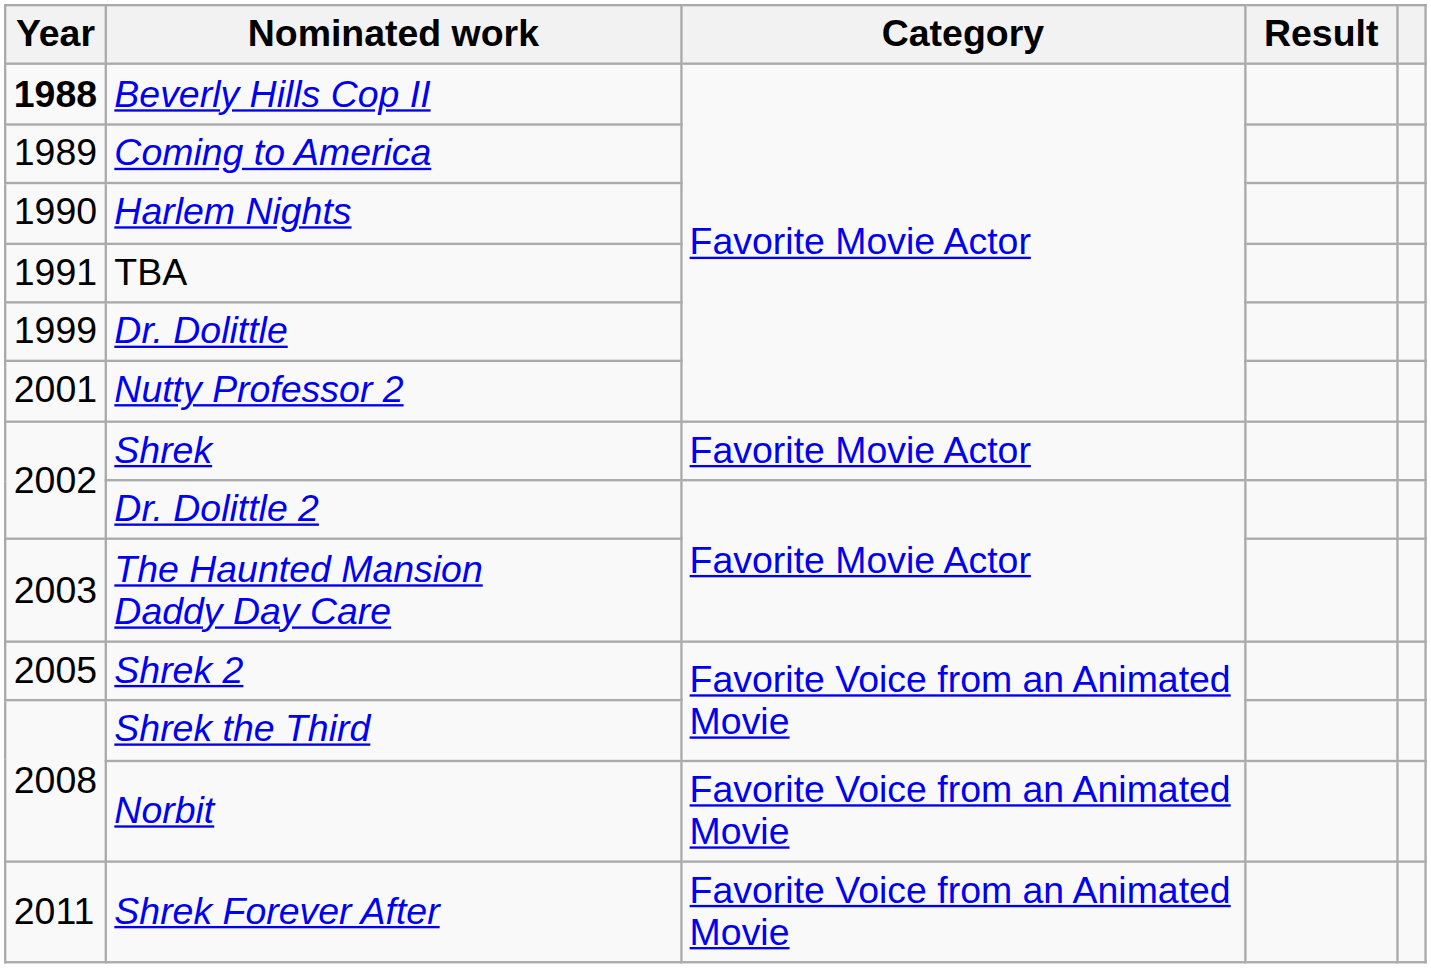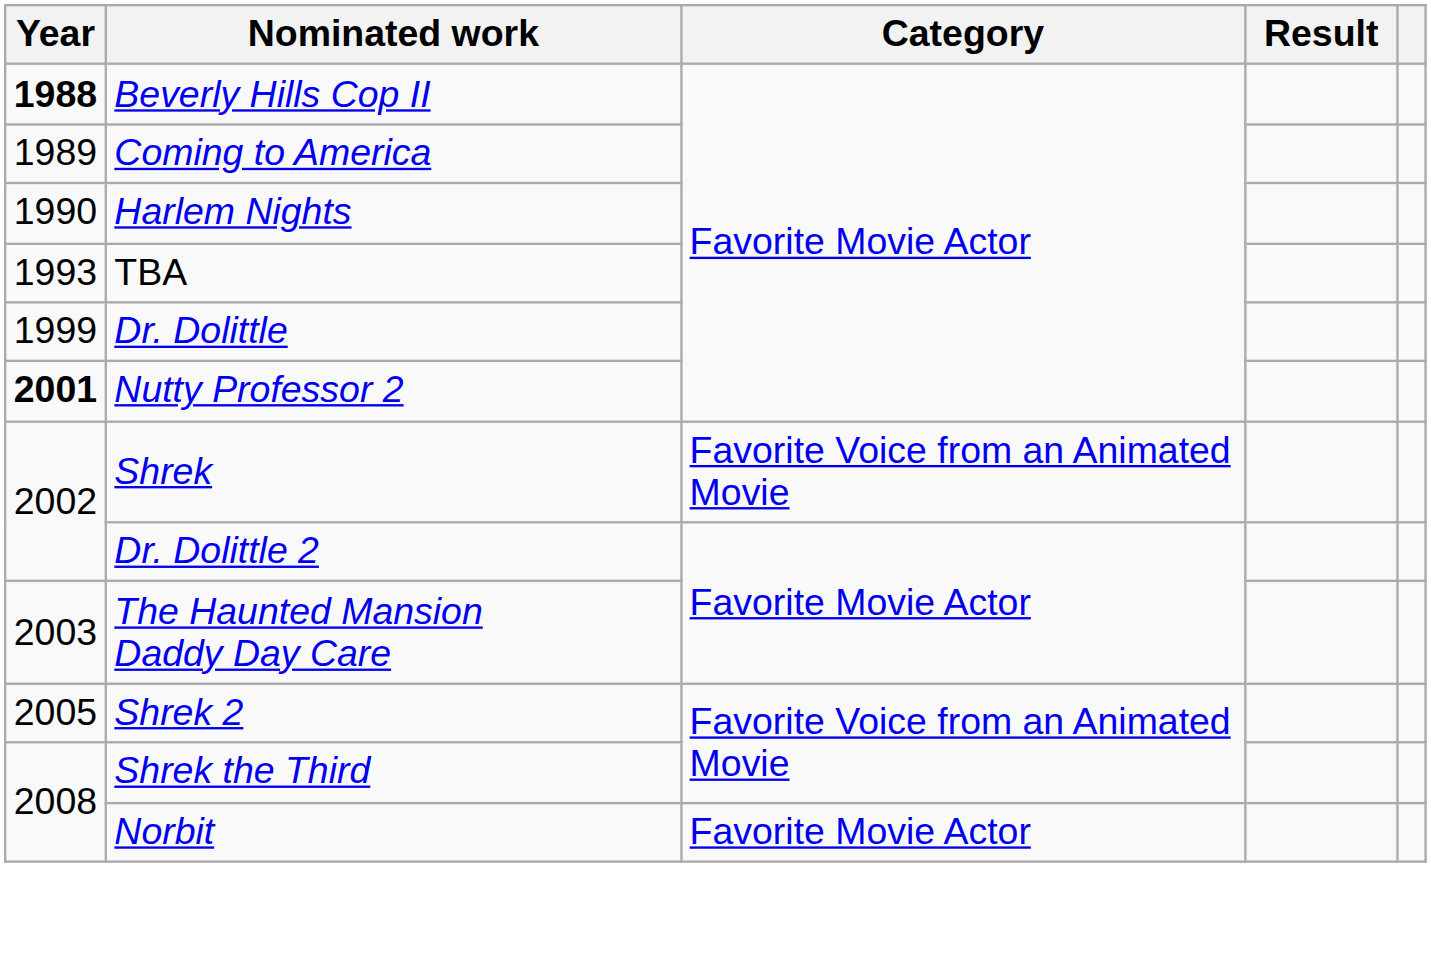(55, 271) 1991 -> (55, 271) 1993
(55, 390) normal -> (55, 390) bold
(860, 449) Favorite Movie Actor -> (960, 470) Favorite Voice from an Animated Movie
(960, 809) Favorite Voice from an Animated Movie -> (860, 830) Favorite Movie Actor
- row: (277, 911)
